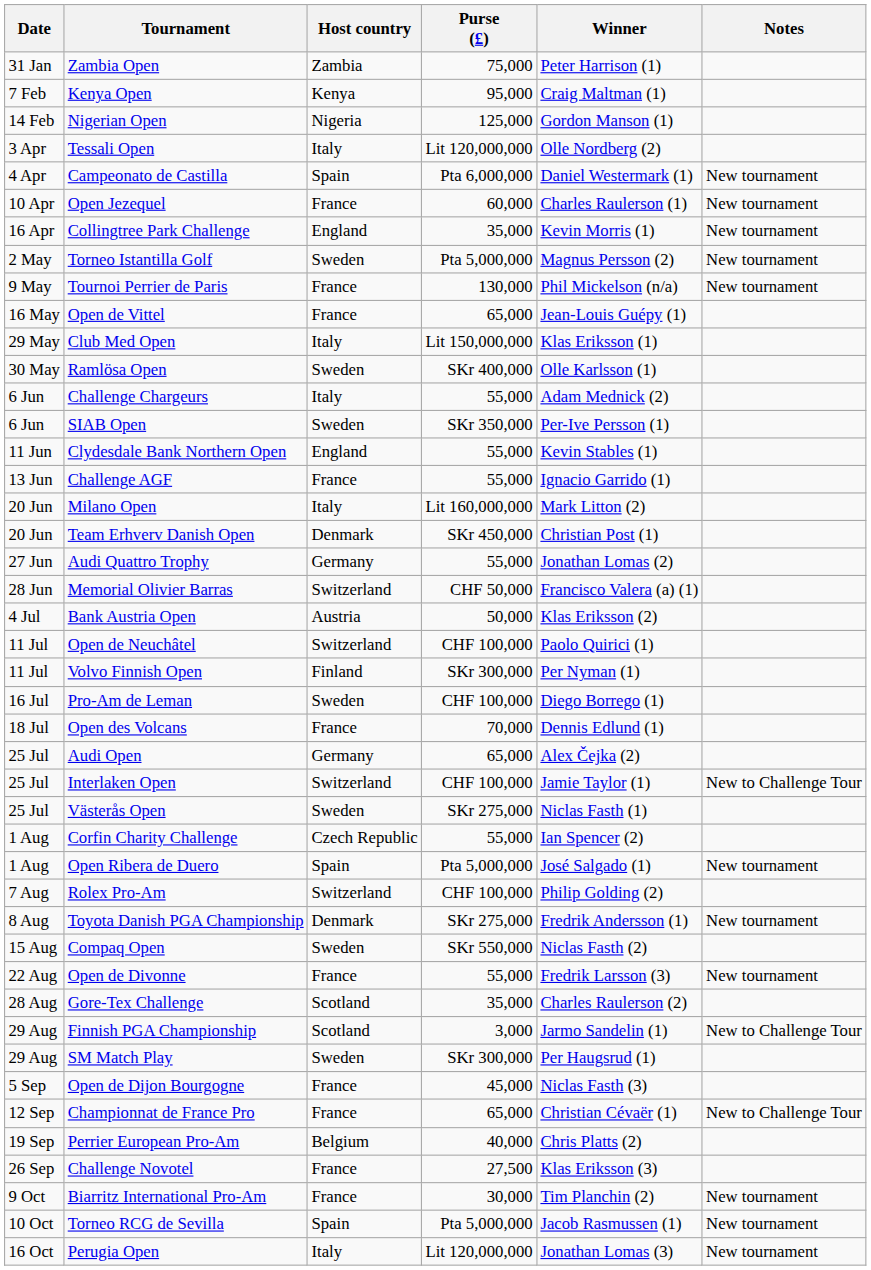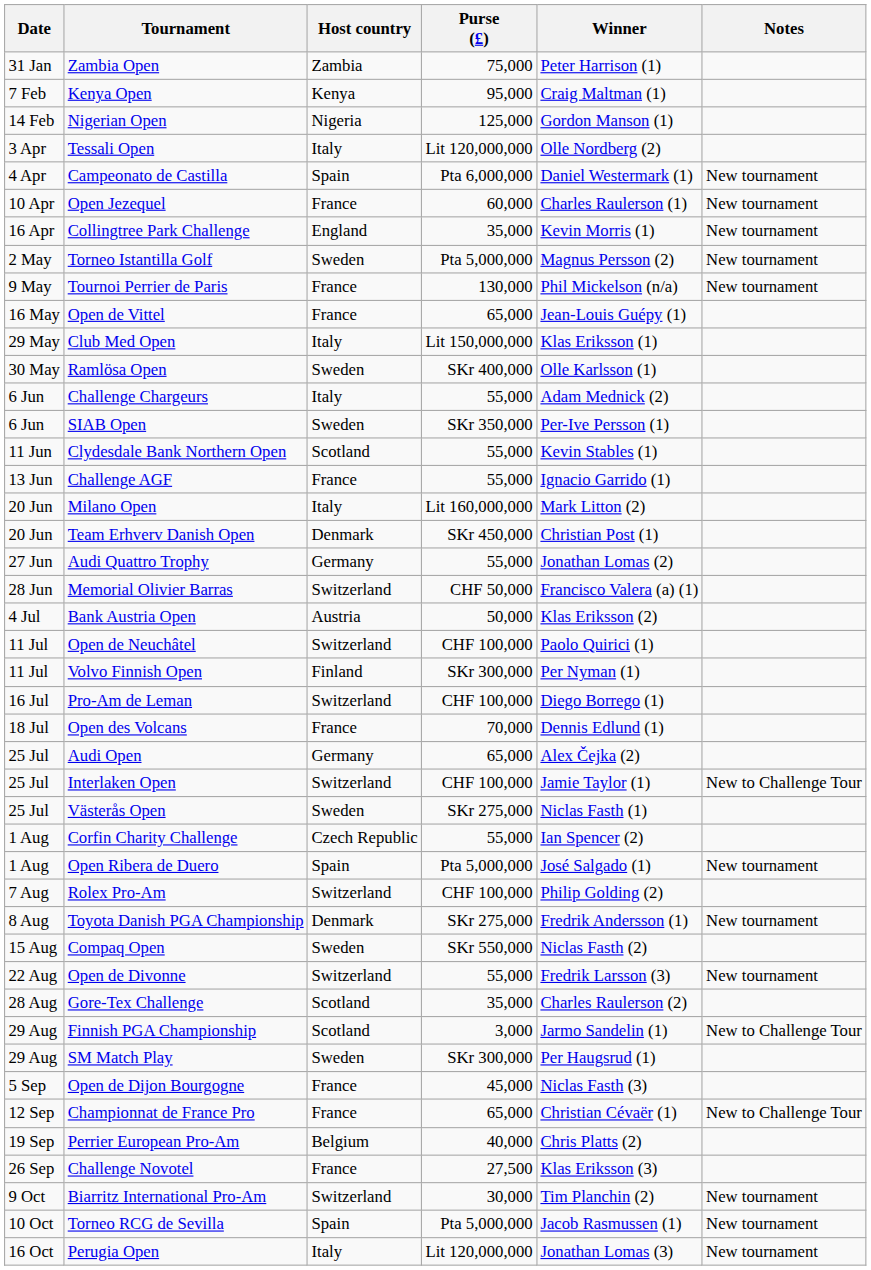(339, 451) England -> (341, 451) Scotland
(338, 699) Sweden -> (351, 699) Switzerland
(334, 975) France -> (351, 975) Switzerland
(334, 1196) France -> (351, 1196) Switzerland
